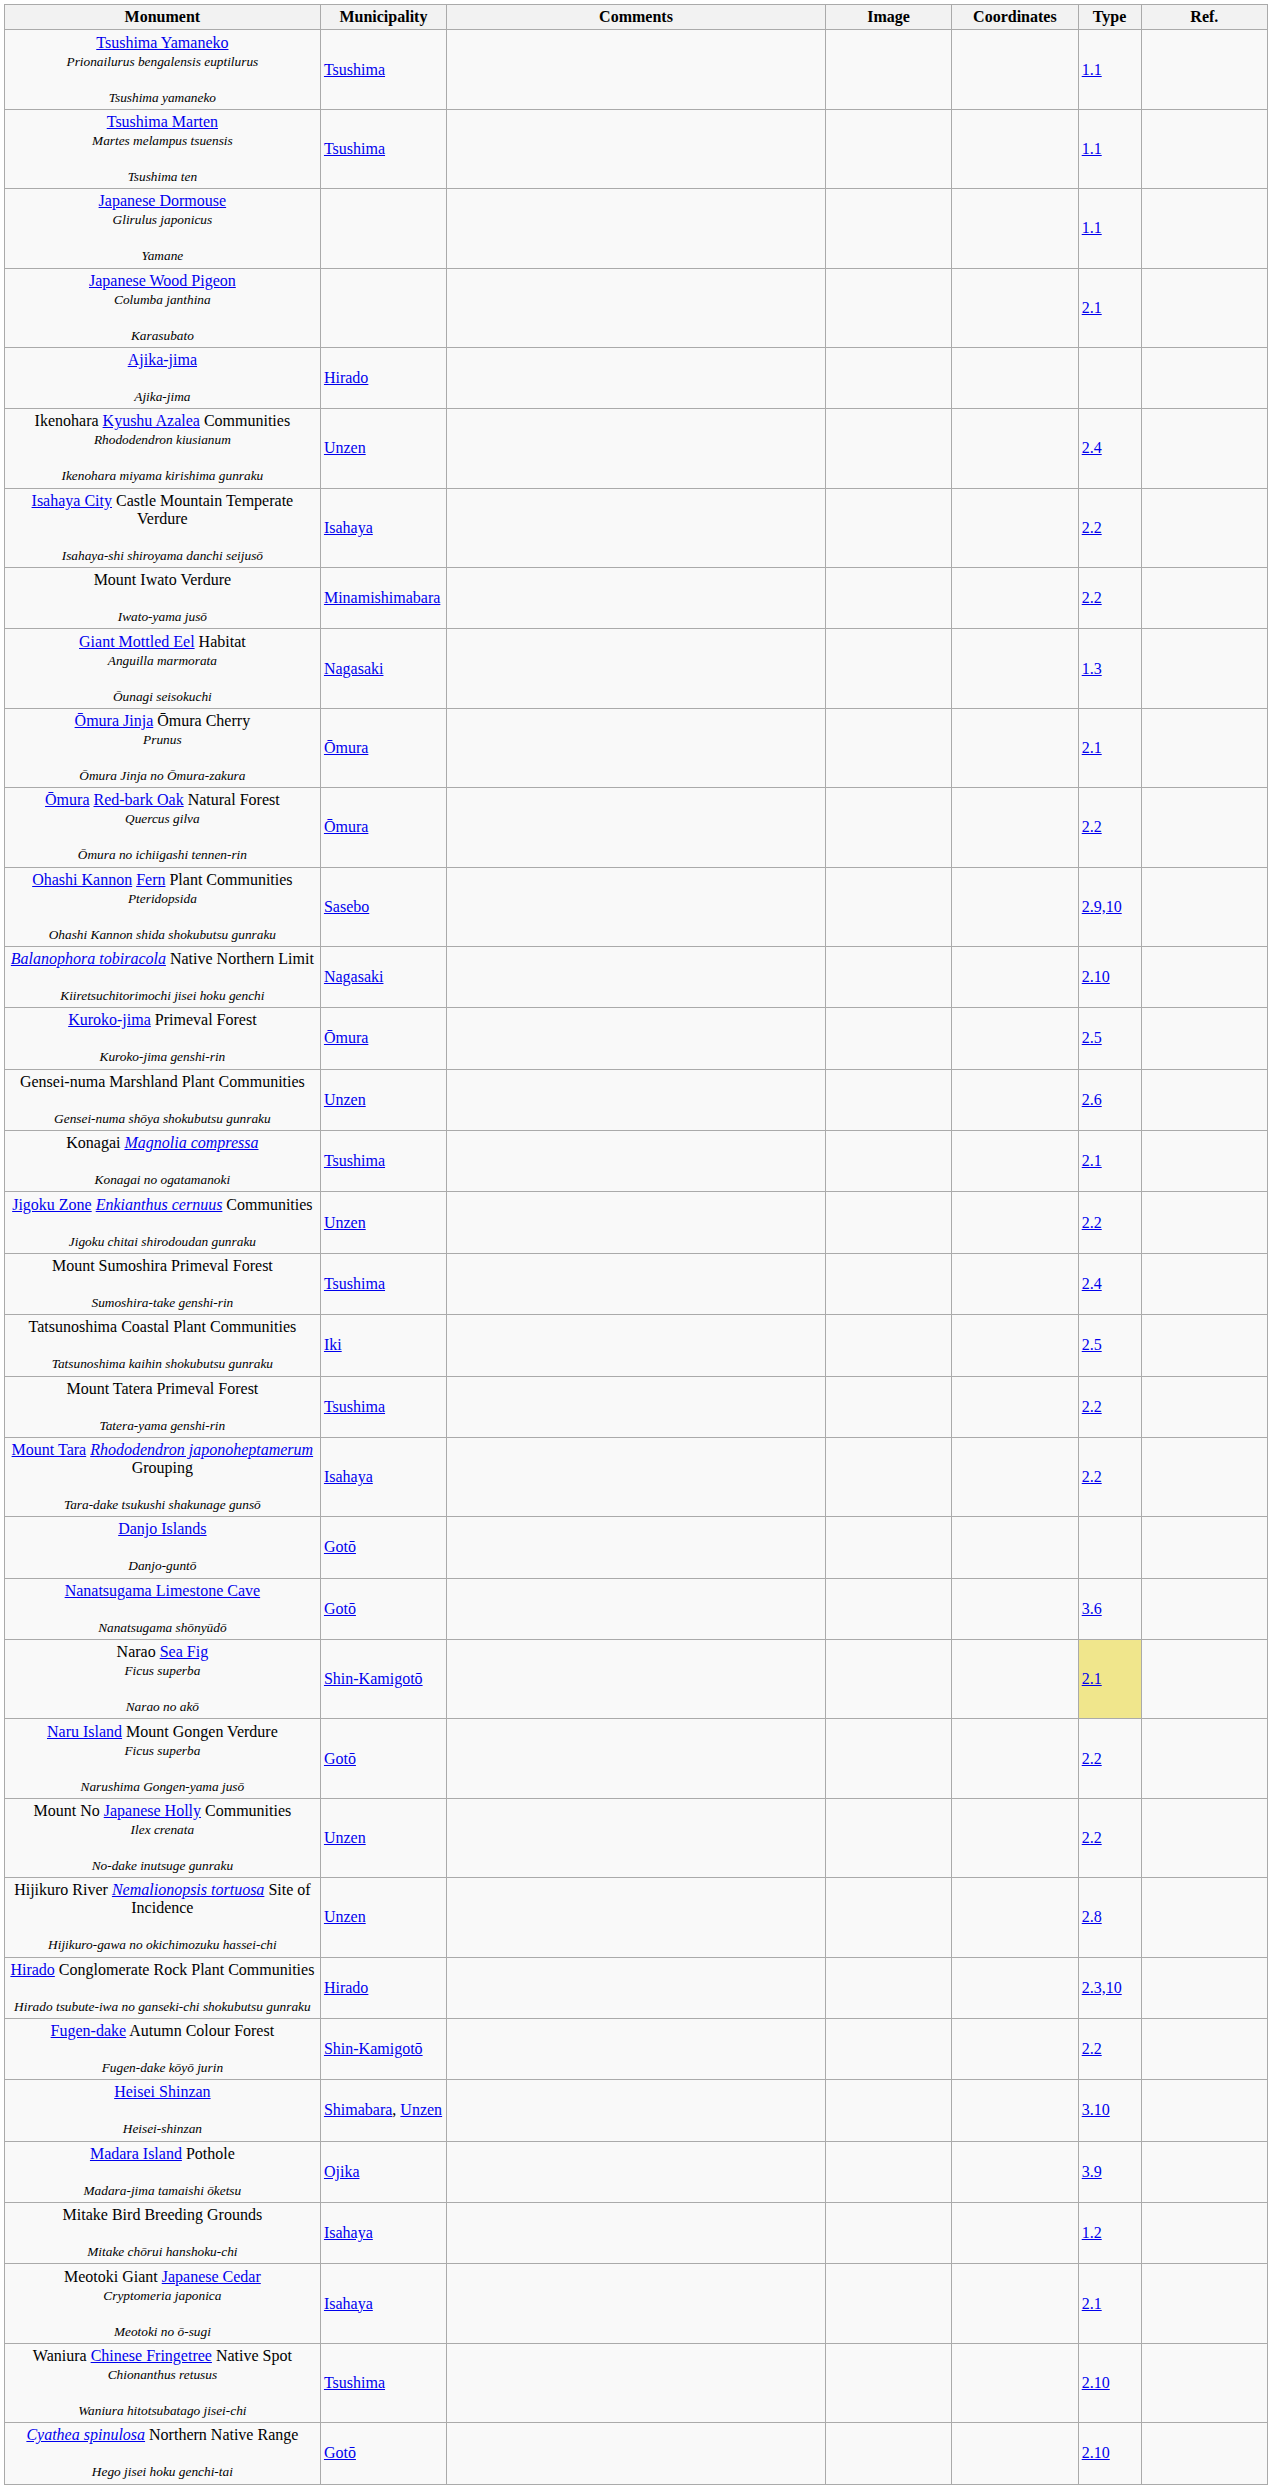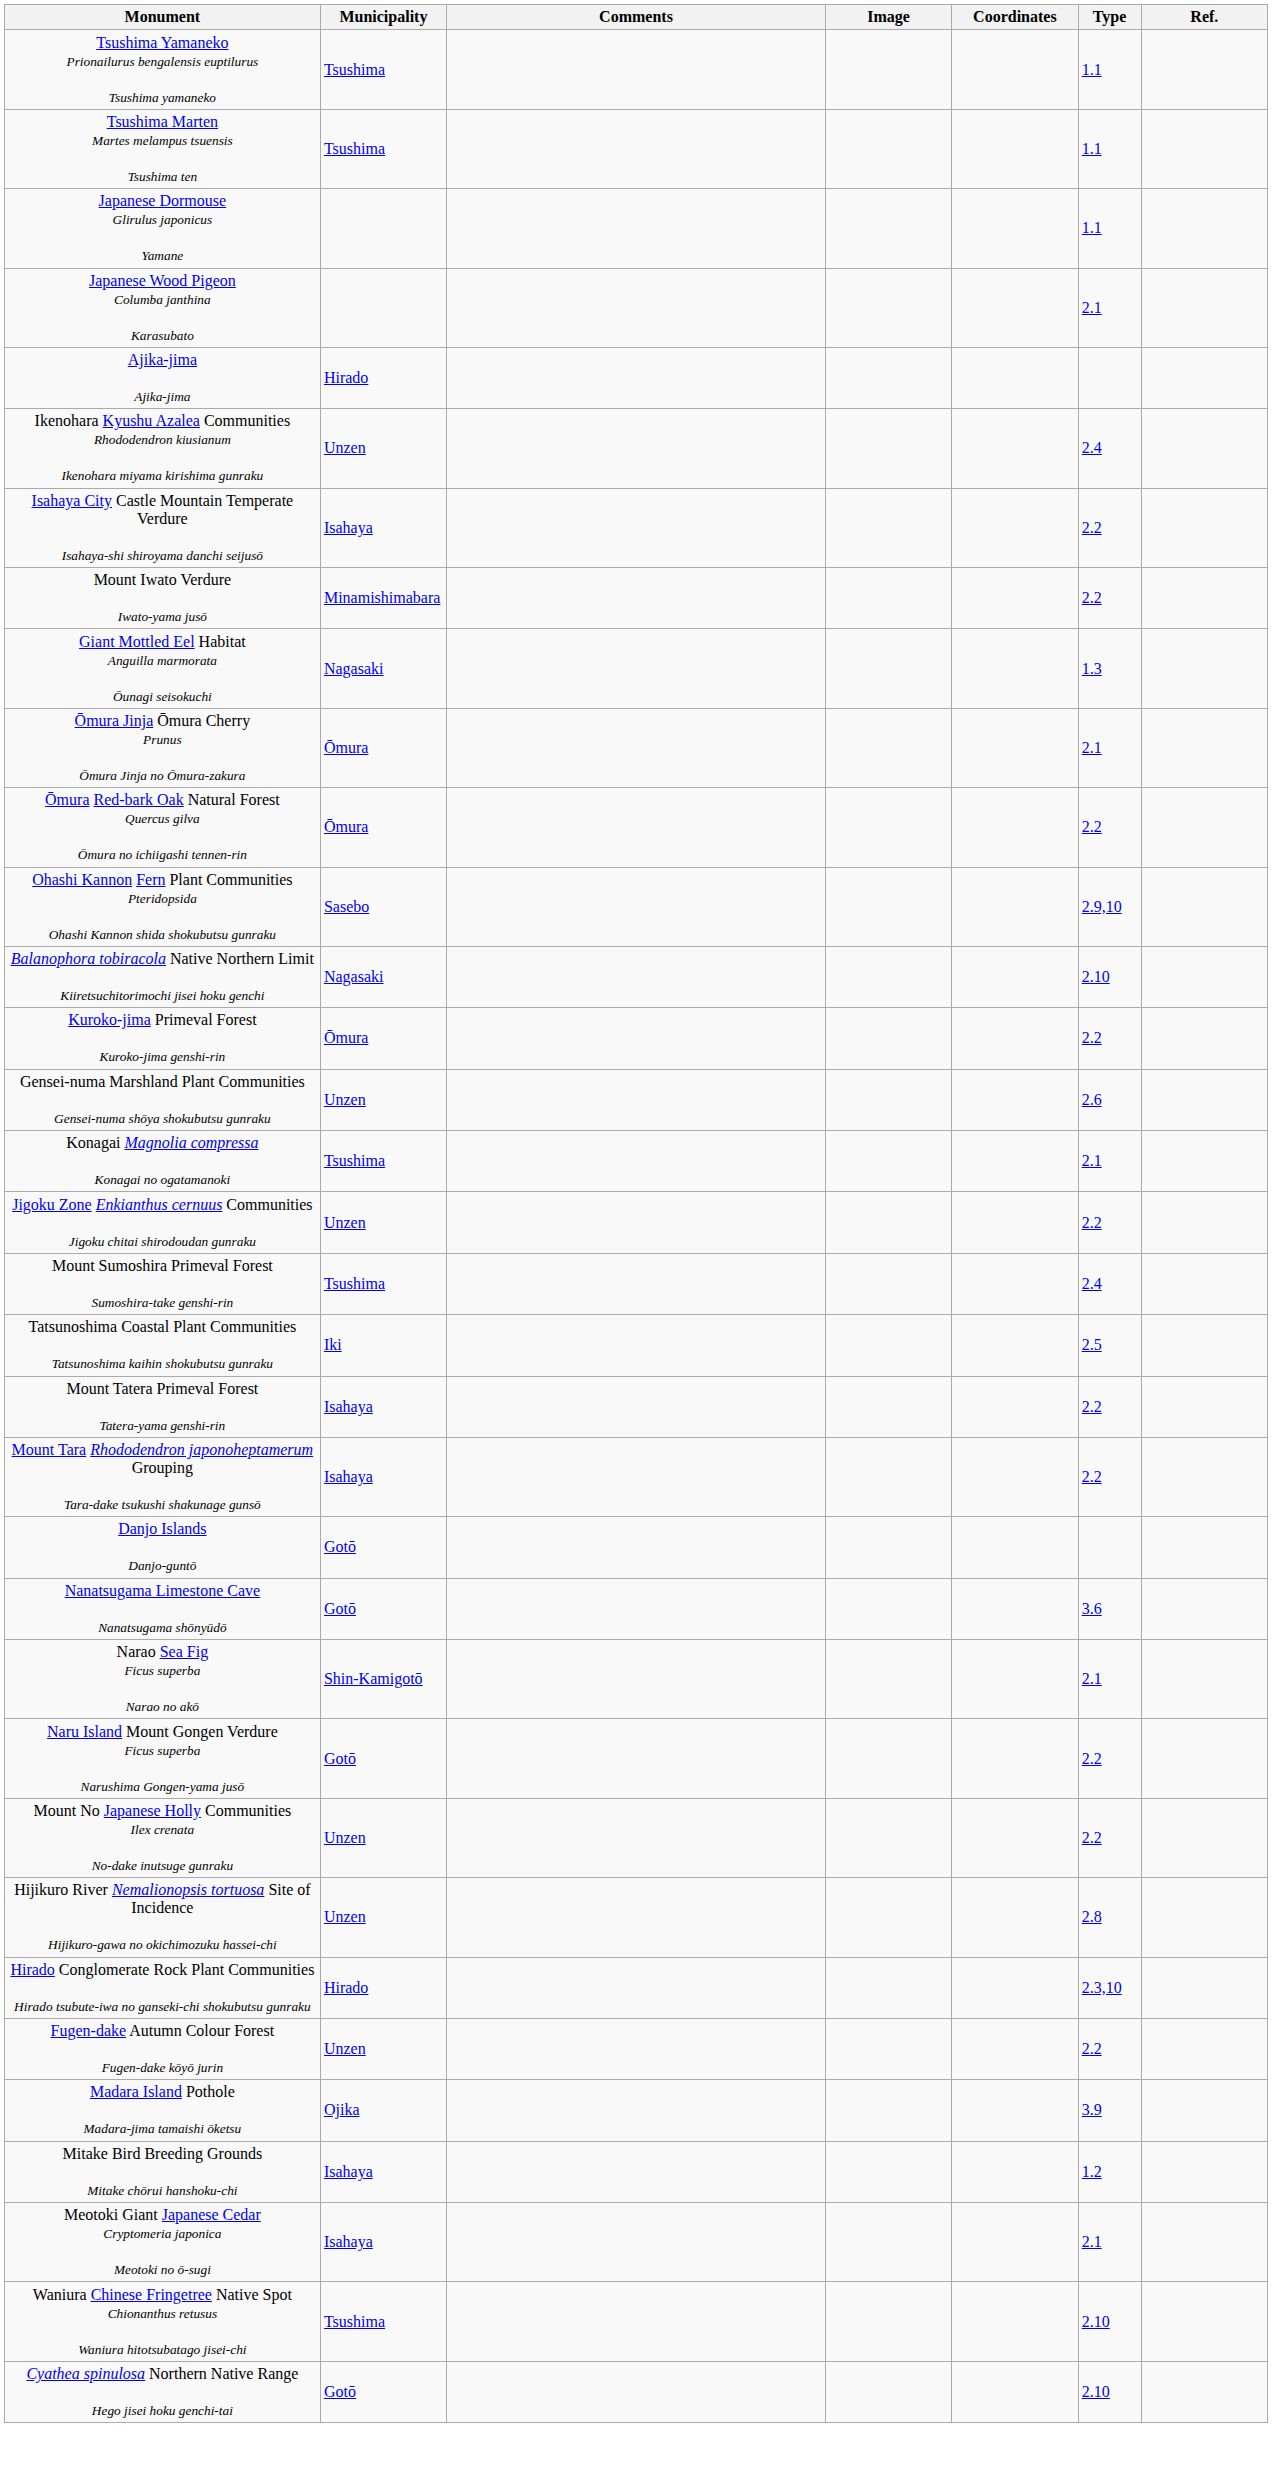(1092, 1038) 2.5 -> (1092, 1038) 2.2
(354, 1406) Tsushima -> (348, 1406) Isahaya
(1092, 1679) khaki background -> (1092, 1679) no background
(373, 2049) Shin-Kamigotō -> (345, 2049) Unzen
- row: (162, 2110)
